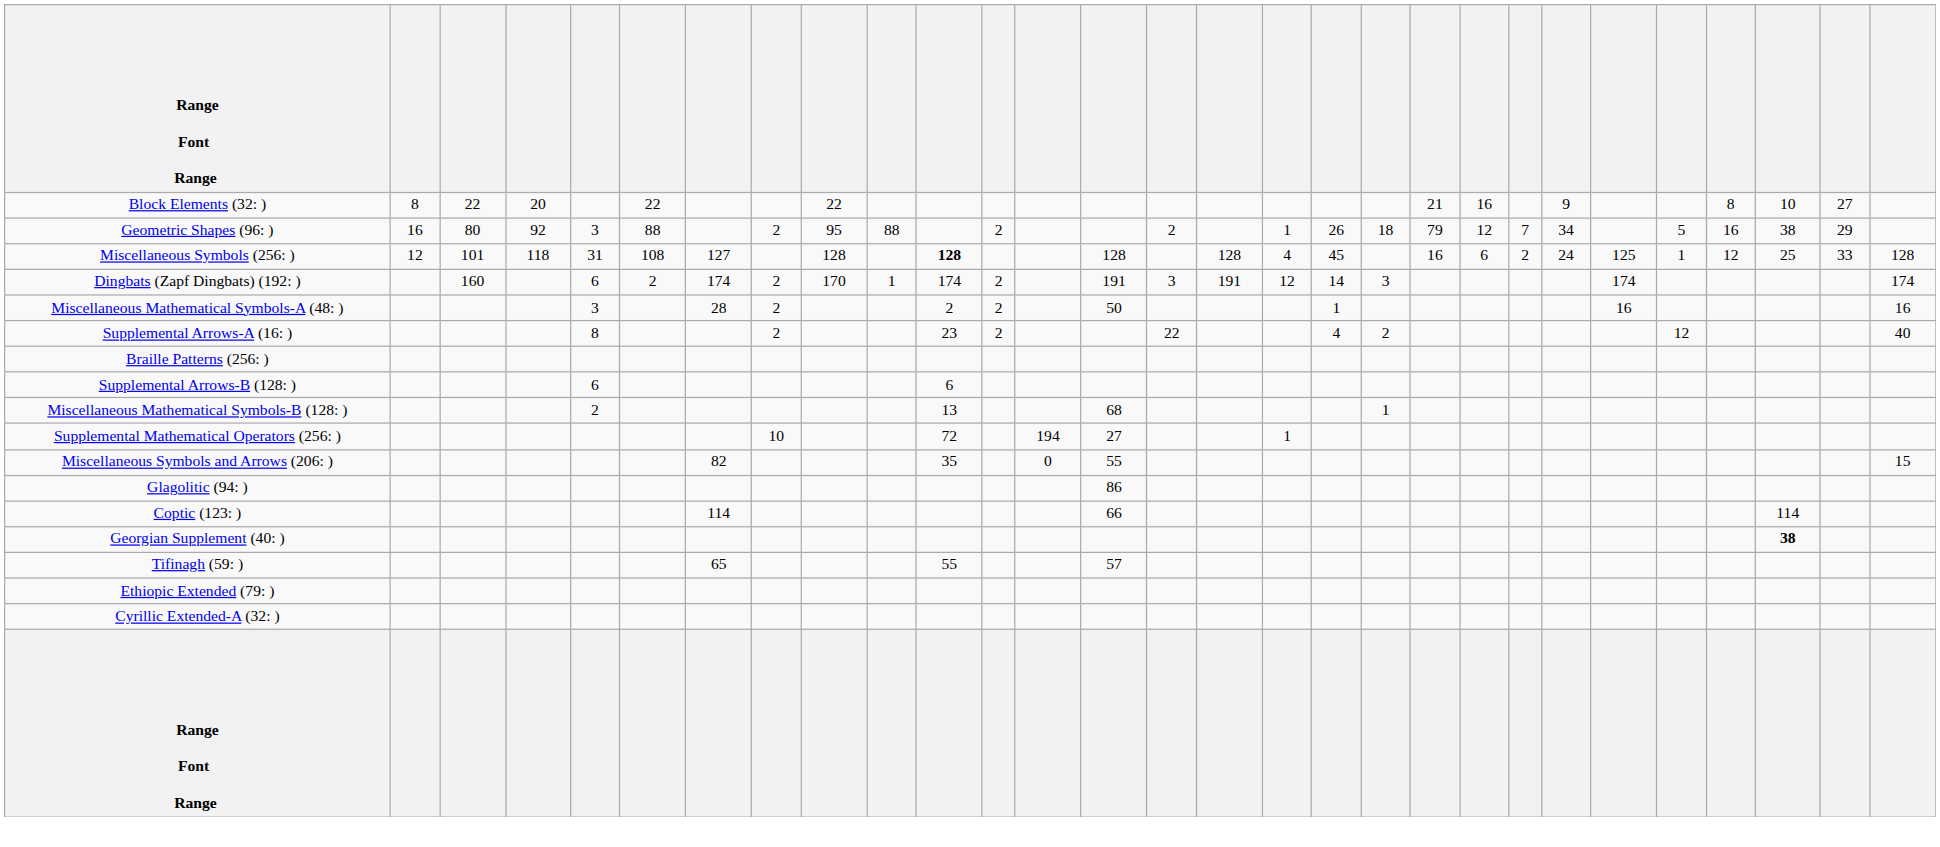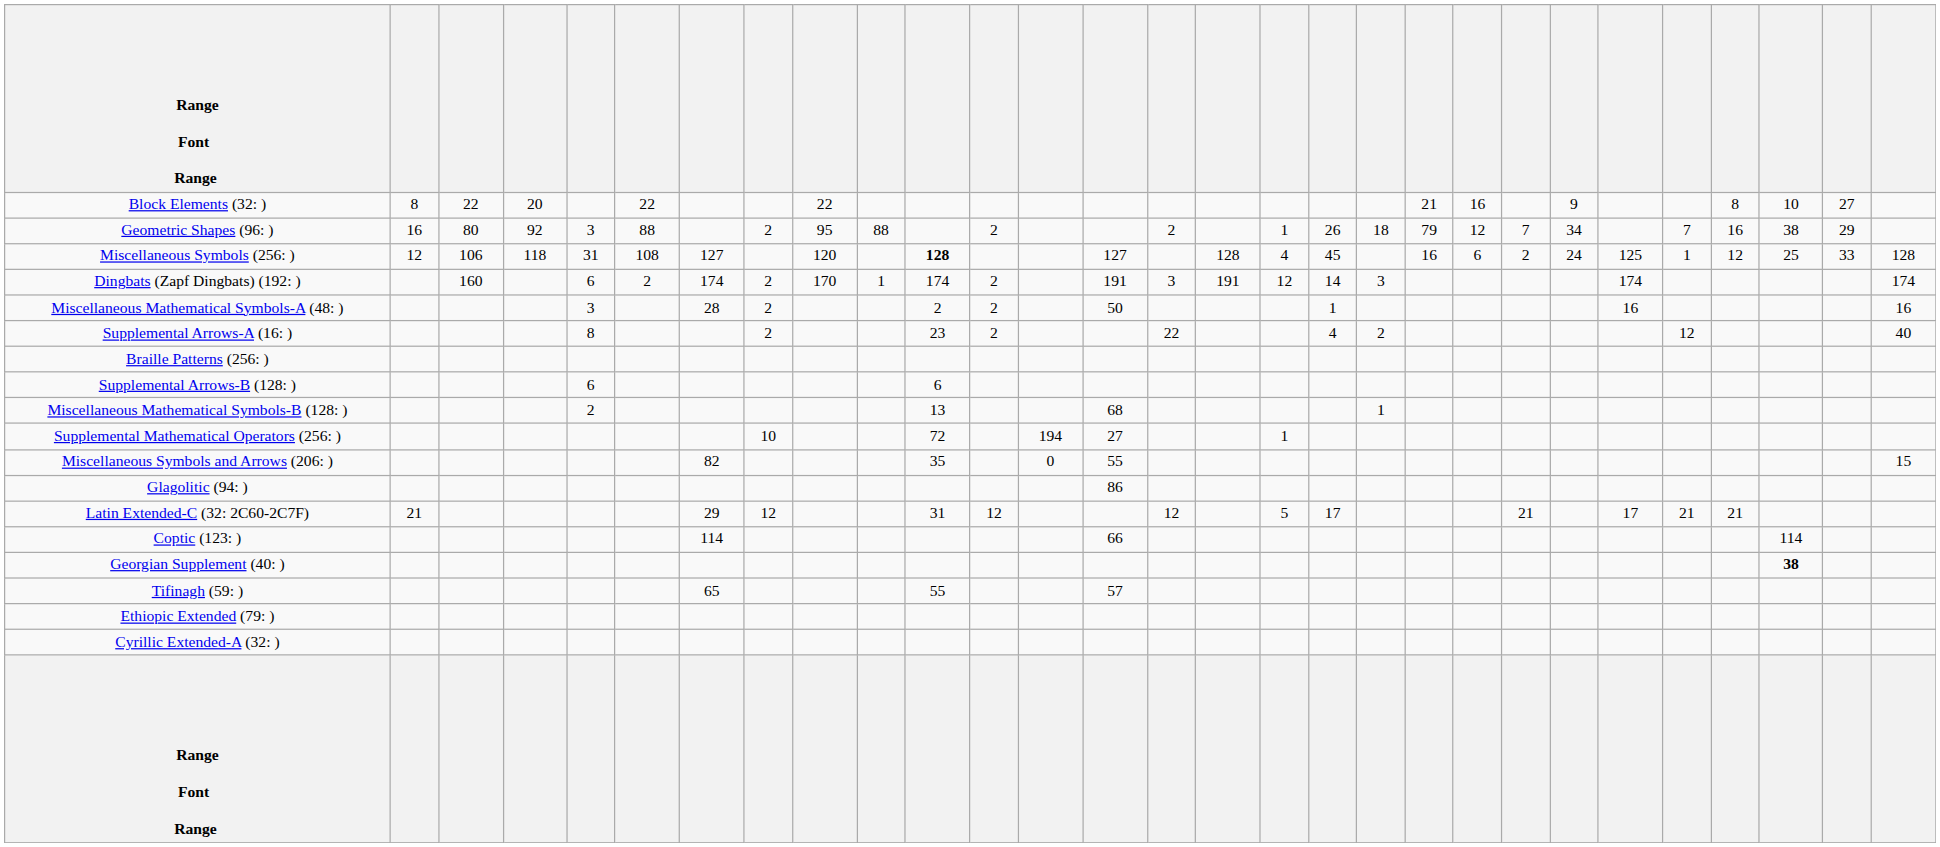(1681, 230) 5 -> (1687, 230) 7
(473, 256) 101 -> (471, 256) 106
(834, 256) 128 -> (825, 256) 120
(1114, 256) 128 -> (1115, 256) 127
+ row: (197, 513)
